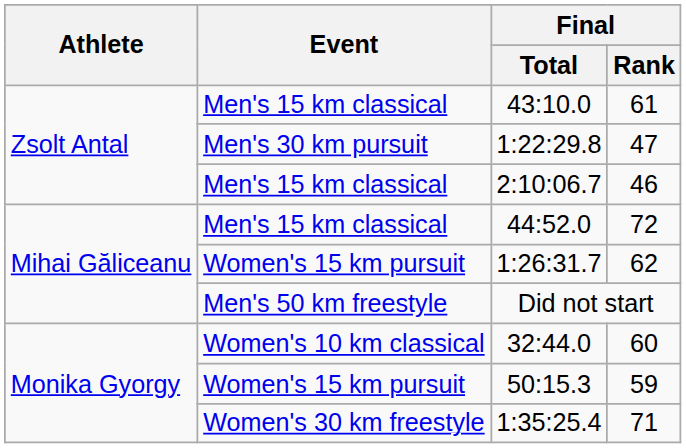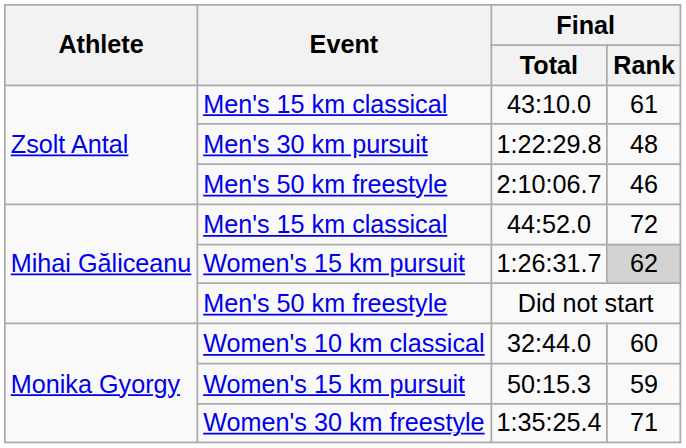(644, 145) 47 -> (644, 145) 48
(325, 184) Men's 15 km classical -> (325, 184) Men's 50 km freestyle
(644, 264) no background -> (644, 264) lightgrey background
